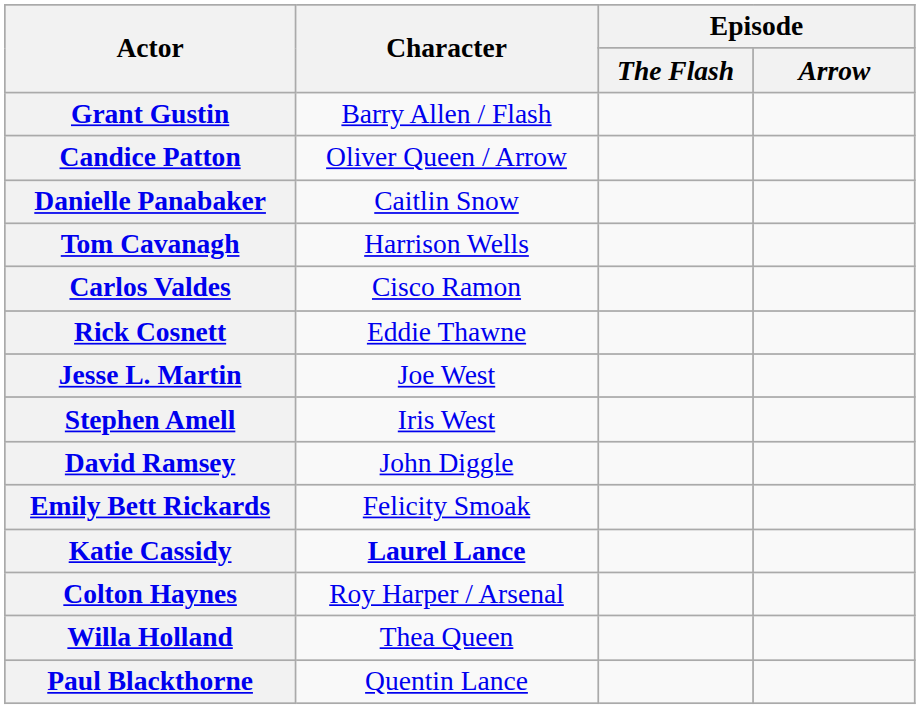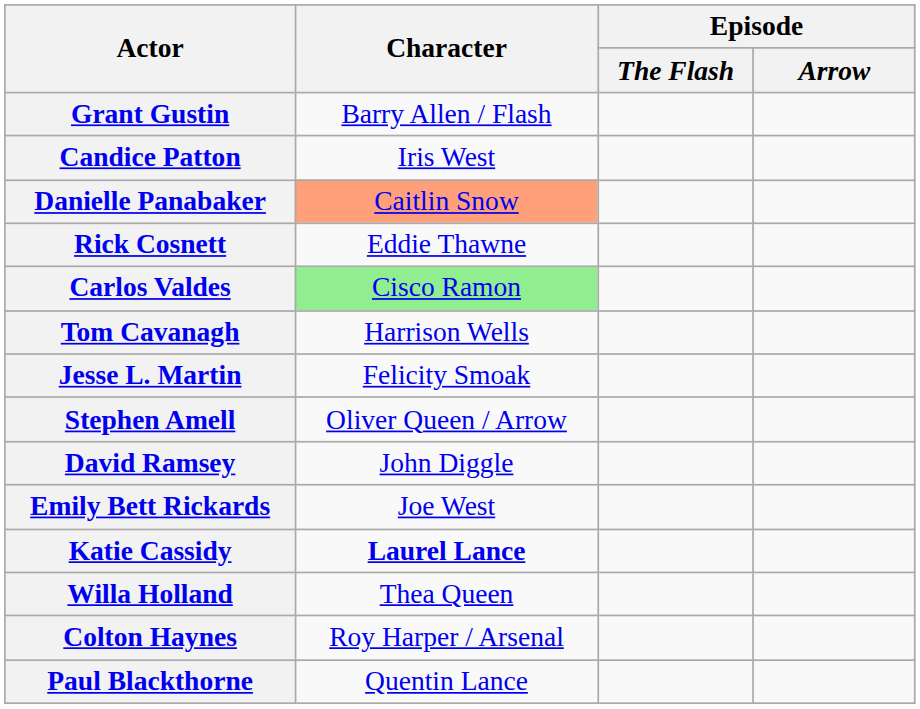(446, 157) Oliver Queen / Arrow -> (447, 157) Iris West
(447, 200) no background -> (447, 200) lightsalmon background
rows swapped: (150, 331) <-> (150, 244)
(447, 288) no background -> (447, 288) lightgreen background
(447, 375) Joe West -> (447, 375) Felicity Smoak
(447, 419) Iris West -> (446, 419) Oliver Queen / Arrow
(447, 506) Felicity Smoak -> (447, 506) Joe West
rows swapped: (150, 637) <-> (150, 593)
